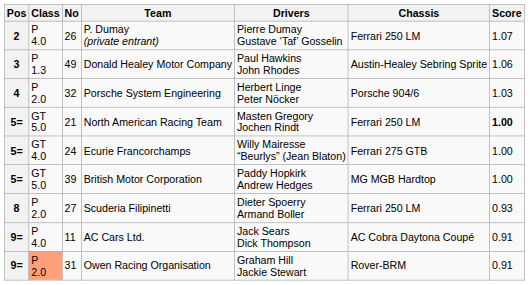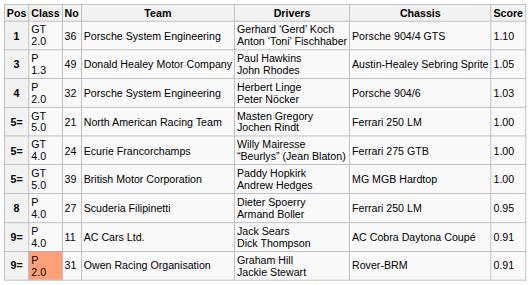+ row: (70, 36)
- row: (70, 36)
(502, 64) 1.06 -> (504, 64) 1.05
(502, 122) bold -> (504, 122) normal
(39, 208) P 2.0 -> (39, 208) P 4.0
(502, 208) 0.93 -> (504, 208) 0.95
